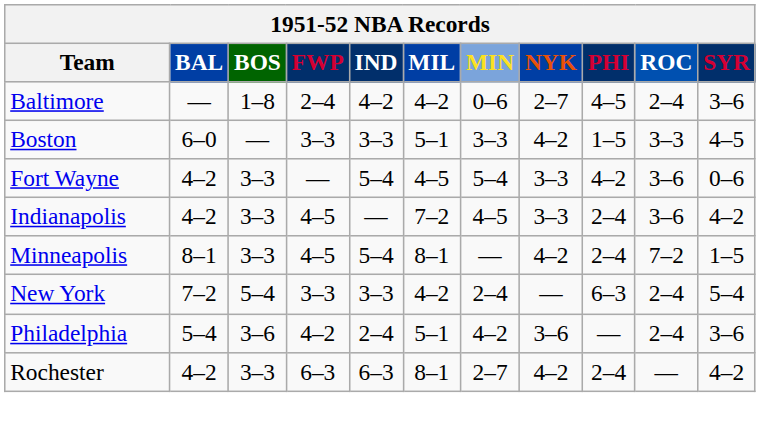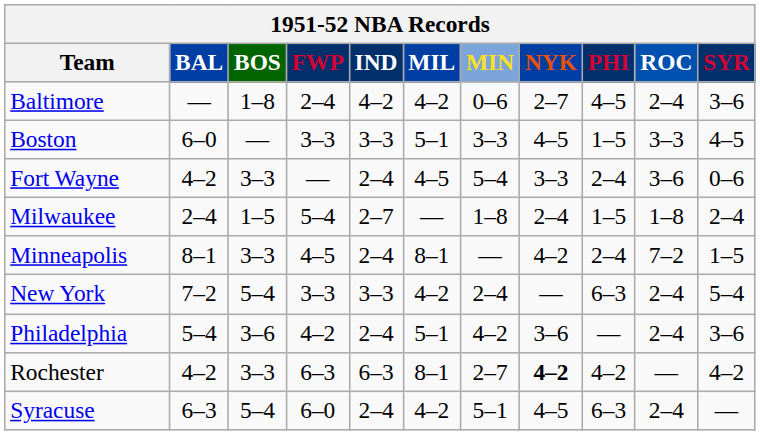(551, 139) 4–2 -> (551, 139) 4–5
(376, 178) 5–4 -> (376, 178) 2–4
(609, 178) 4–2 -> (609, 178) 2–4
- row: (68, 216)
+ row: (63, 216)
(376, 255) 5–4 -> (376, 255) 2–4
(551, 371) normal -> (551, 371) bold
(609, 371) 2–4 -> (609, 371) 4–2
+ row: (52, 409)
